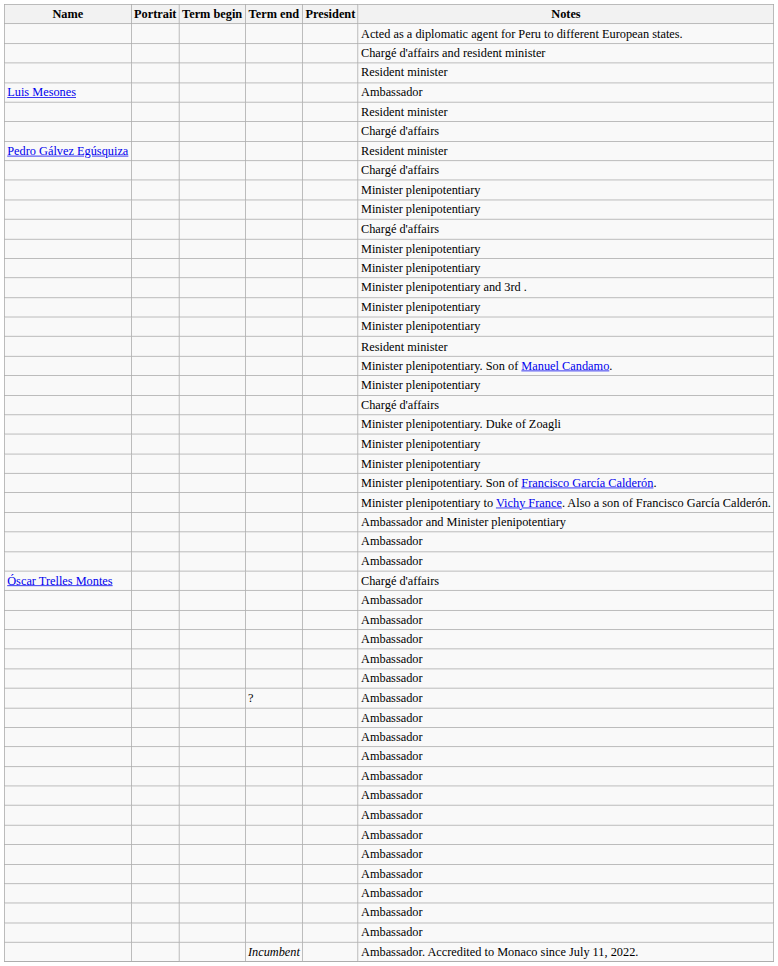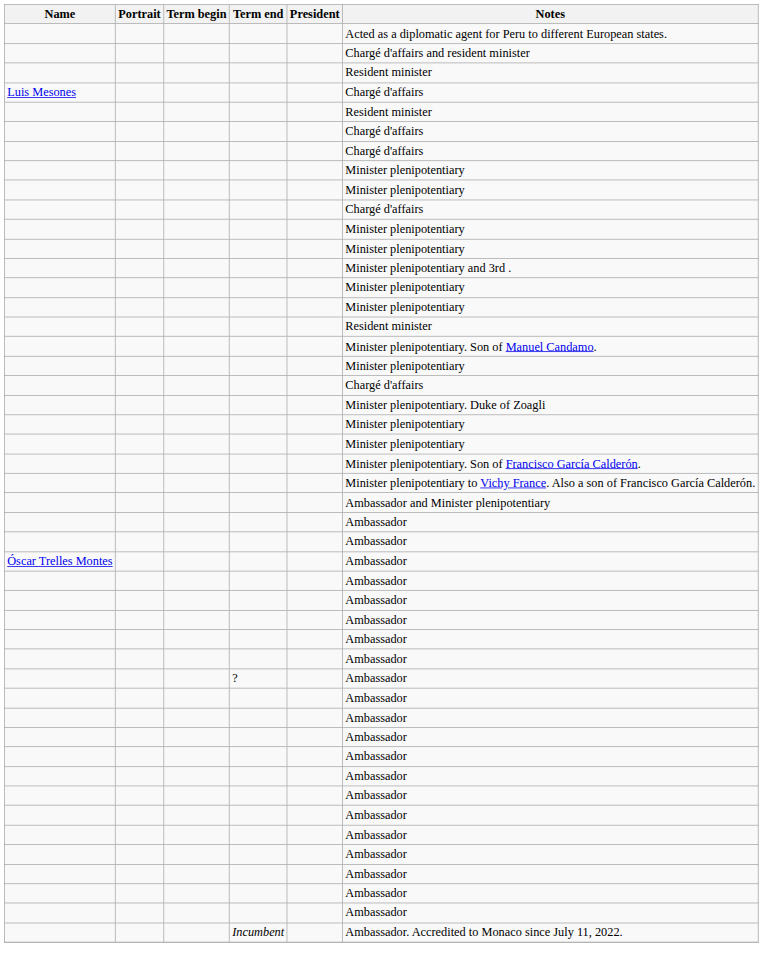(392, 92) Ambassador -> (384, 92) Chargé d'affairs
- row: (68, 151)
(400, 580) Chargé d'affairs -> (376, 561) Ambassador
